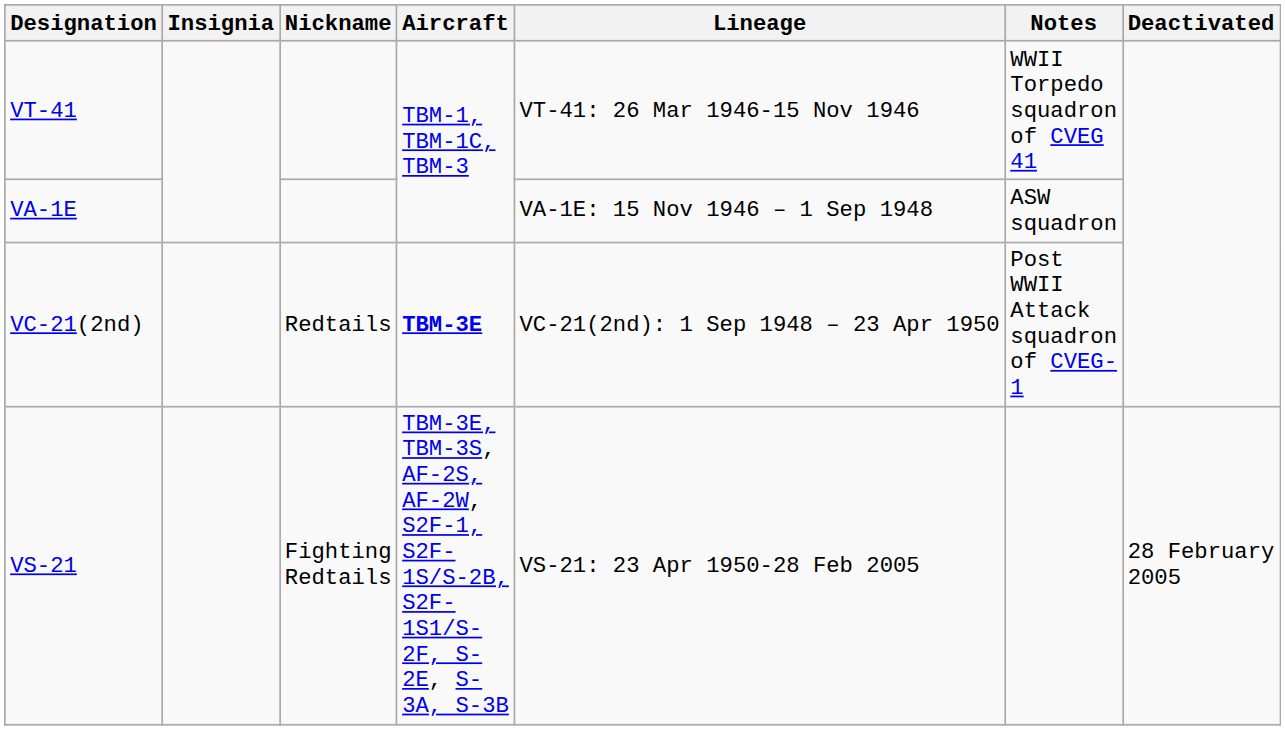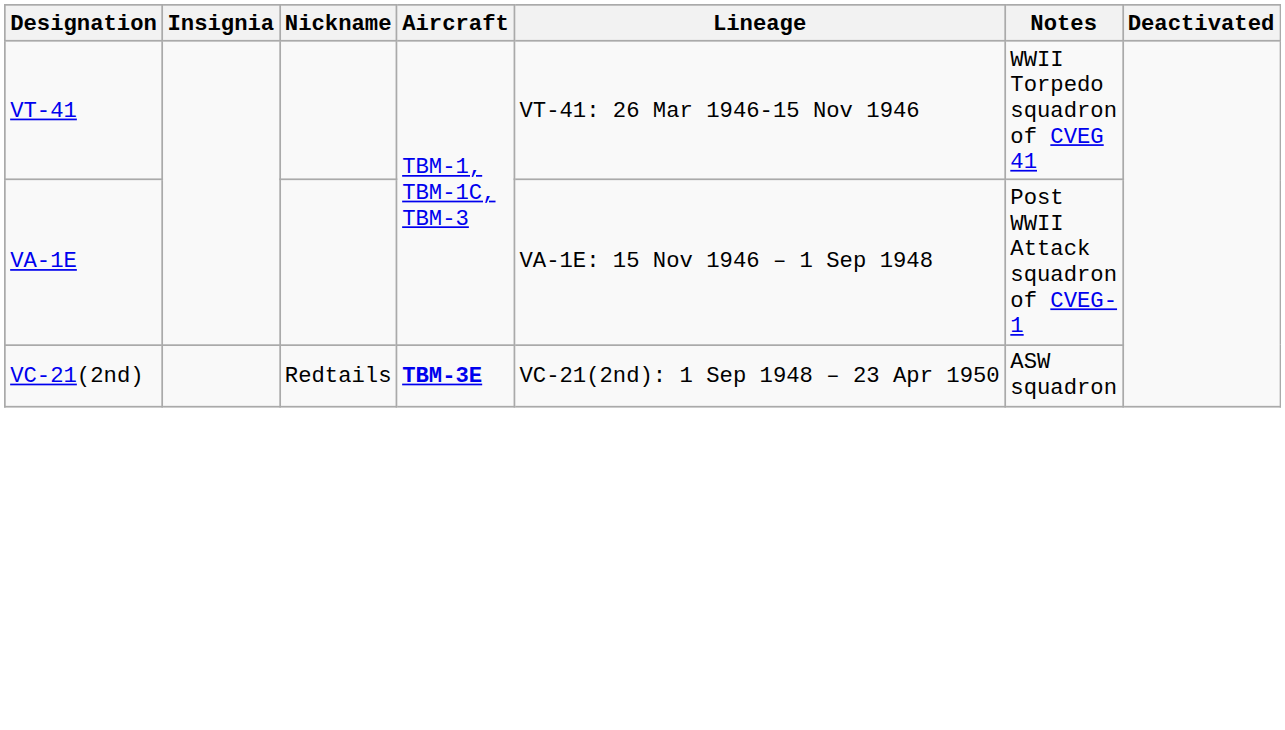(1064, 211) ASW squadron -> (1064, 262) Post WWII Attack squadron of CVEG-1
(1064, 324) Post WWII Attack squadron of CVEG-1 -> (1064, 375) ASW squadron
- row: (44, 565)
